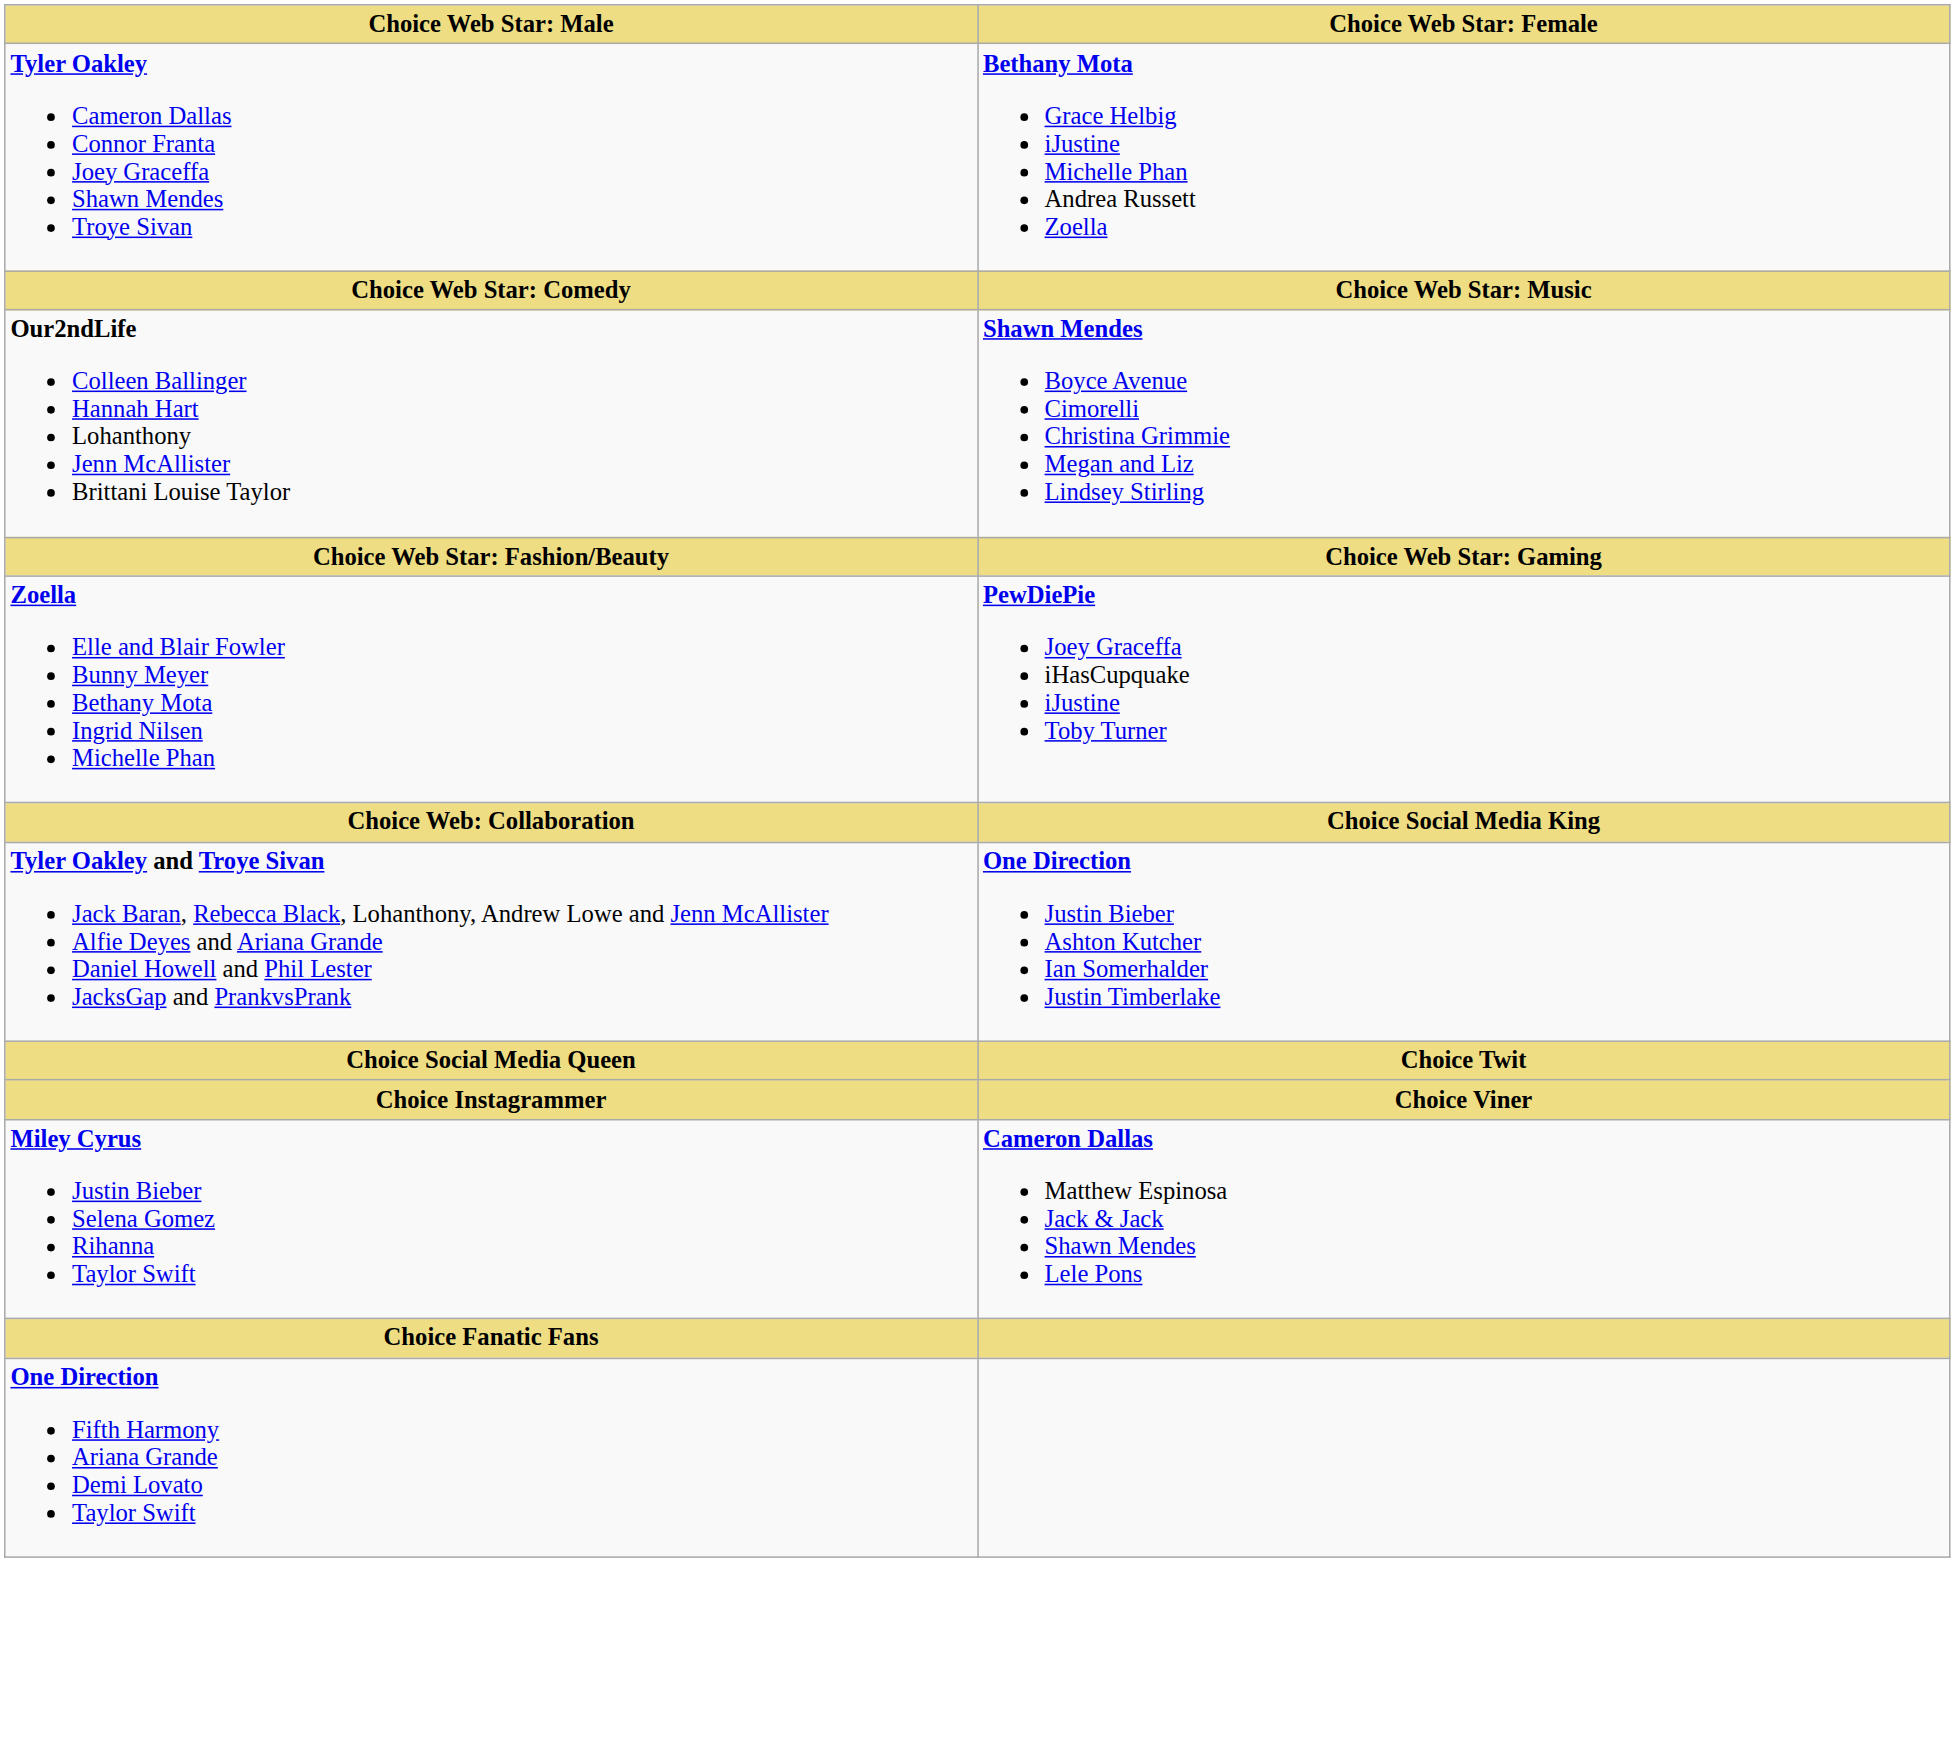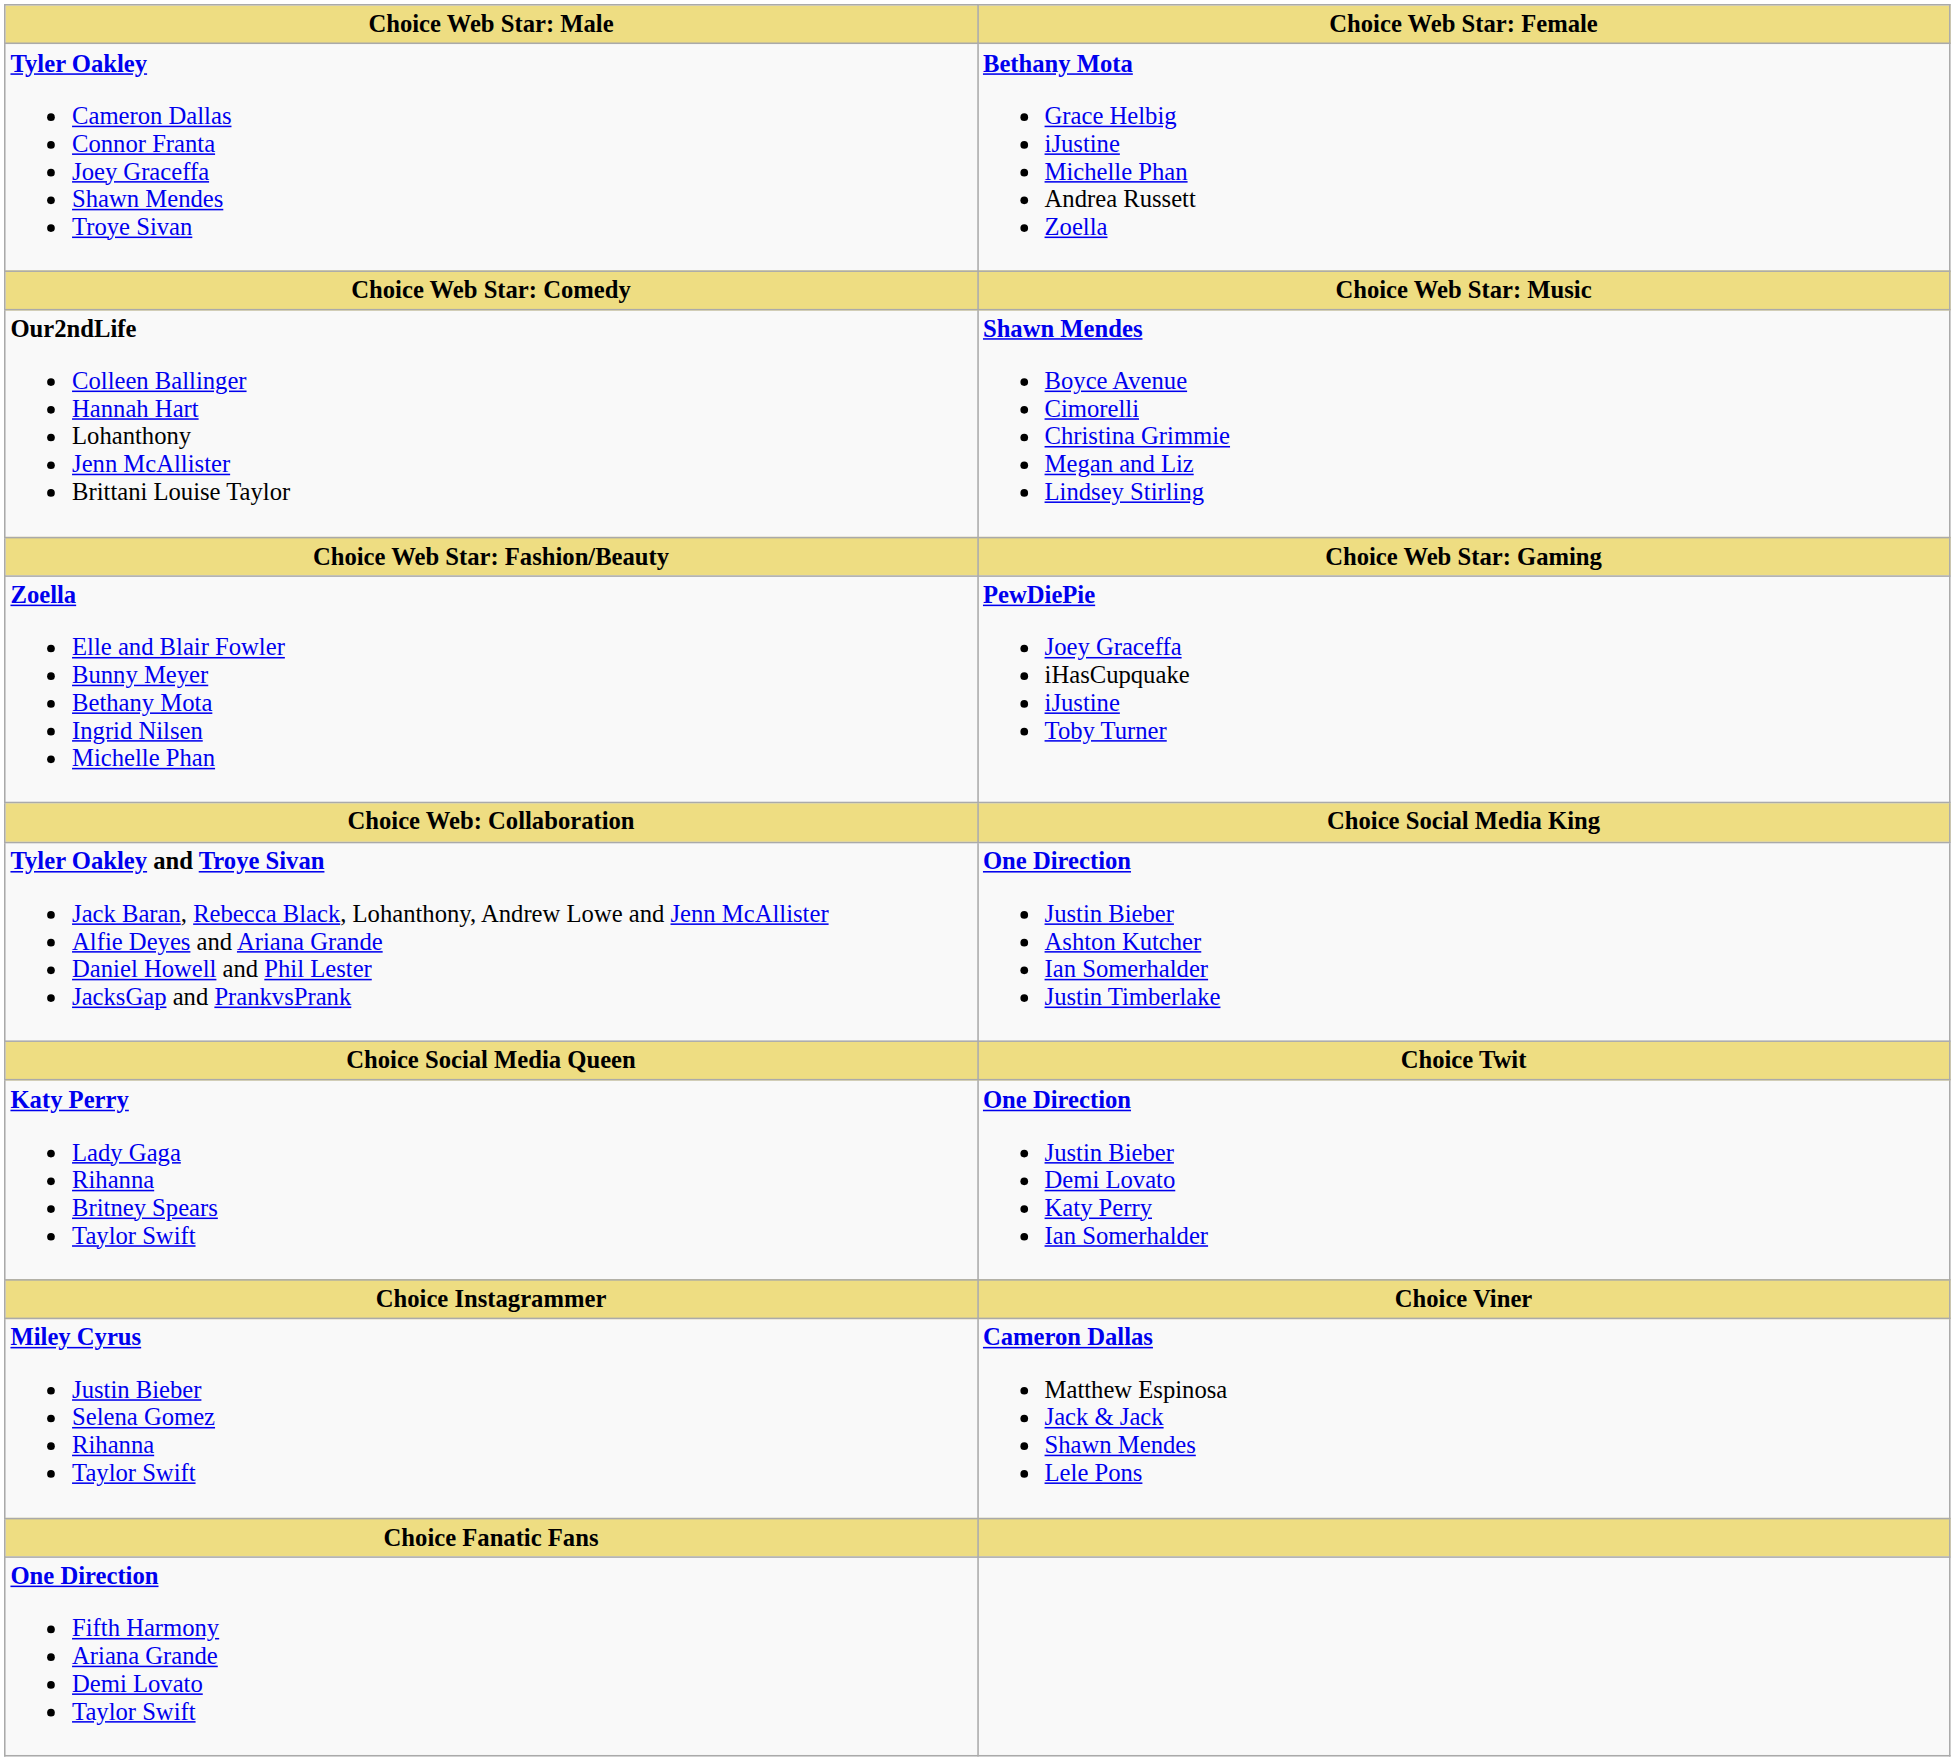+ row: (491, 1168)
